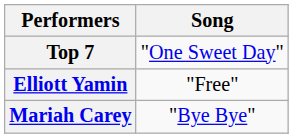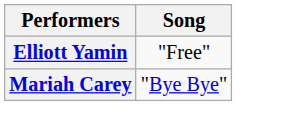- row: (70, 52)
